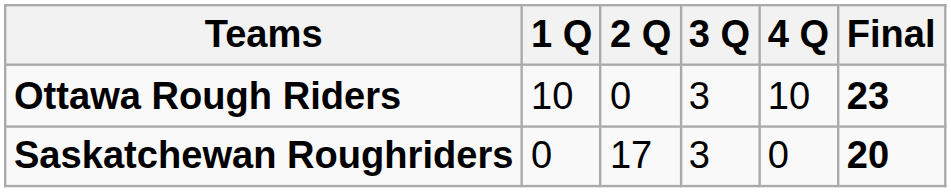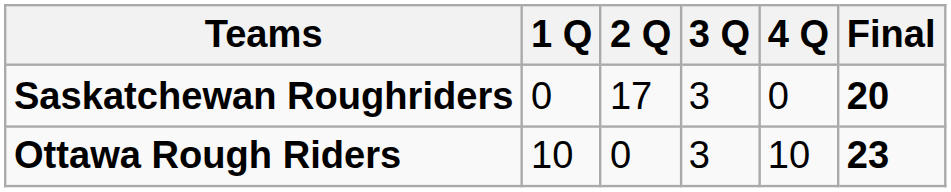rows swapped: (208, 95) <-> (264, 155)
